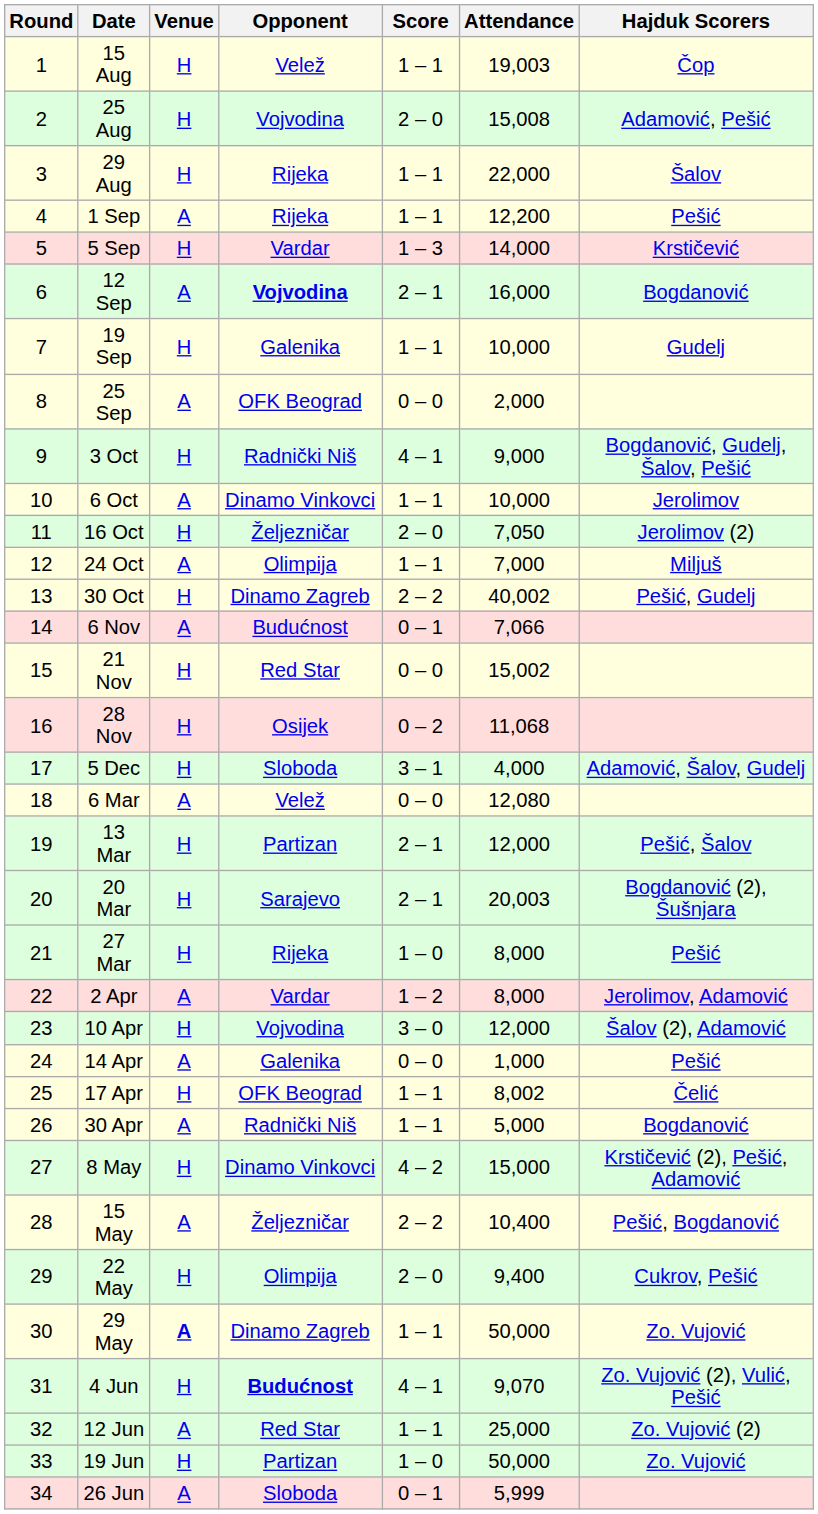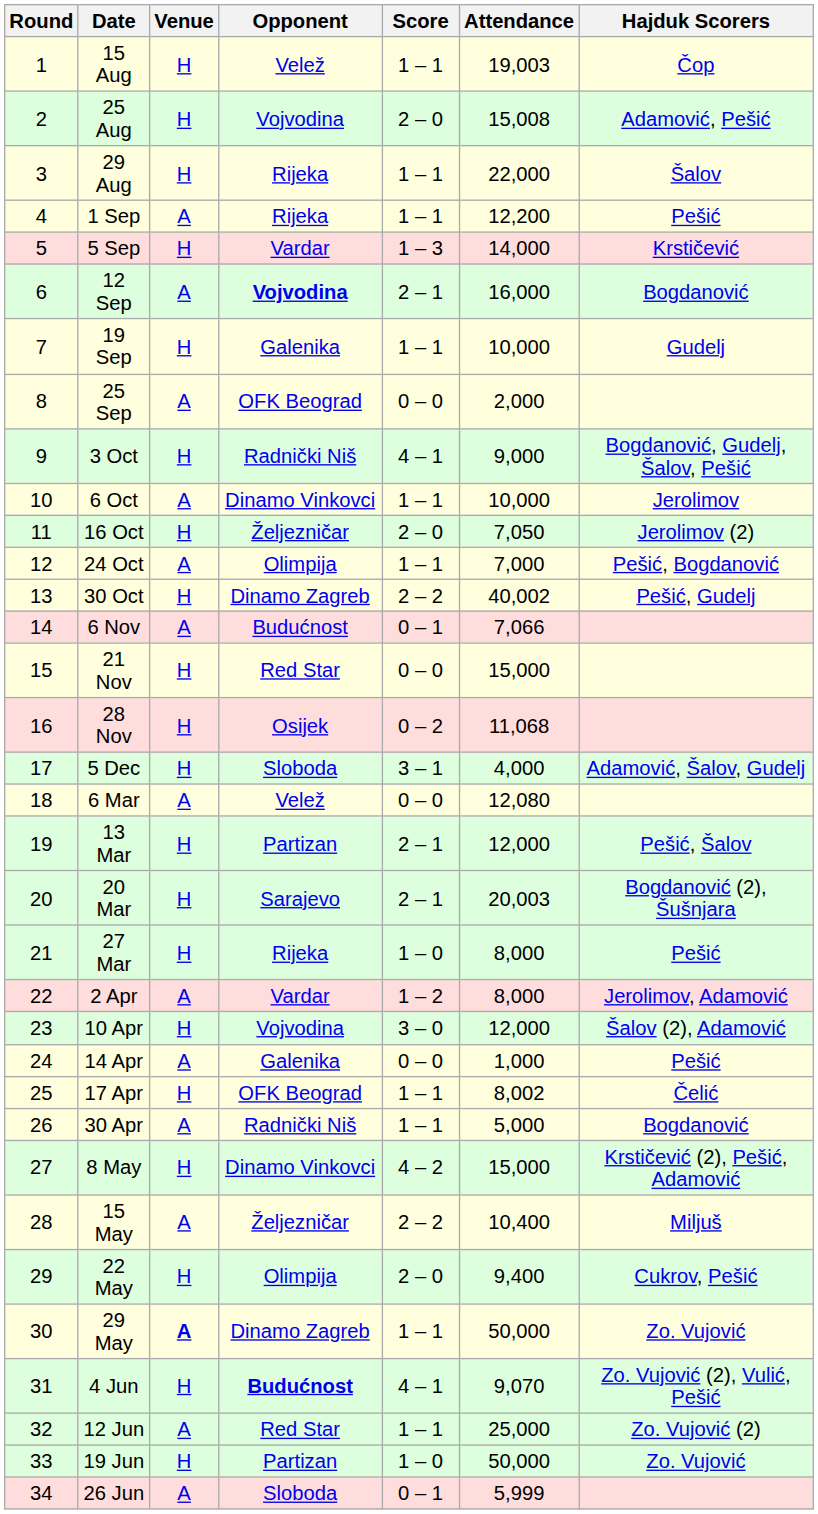(696, 563) Miljuš -> (696, 563) Pešić, Bogdanović
(519, 670) 15,002 -> (519, 670) 15,000
(696, 1222) Pešić, Bogdanović -> (696, 1222) Miljuš
